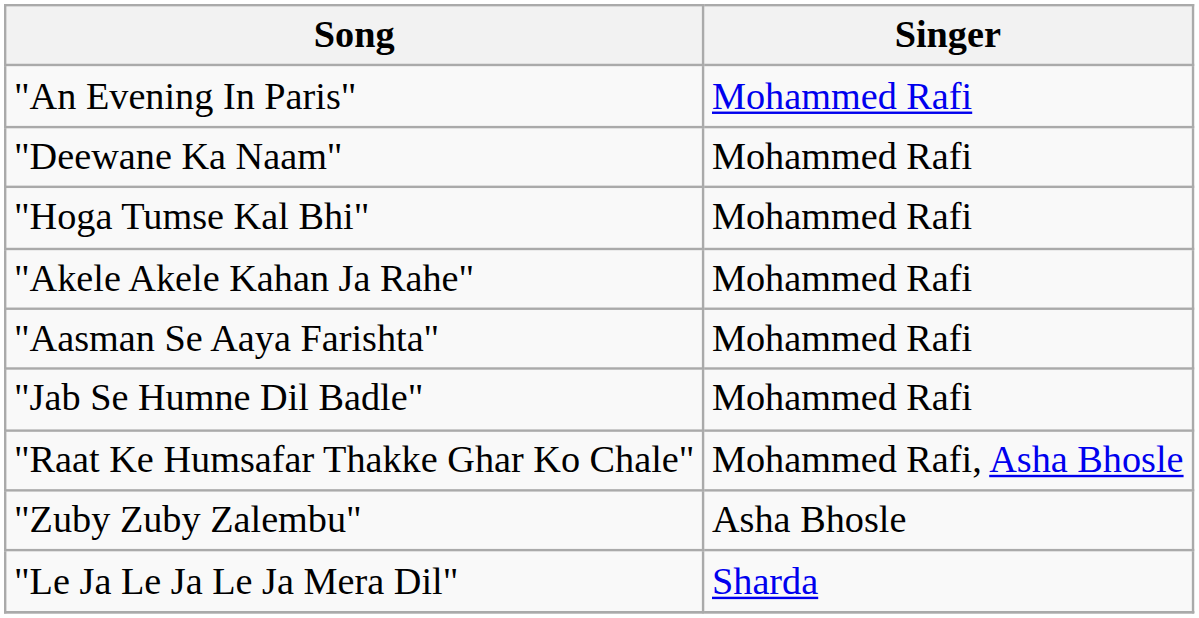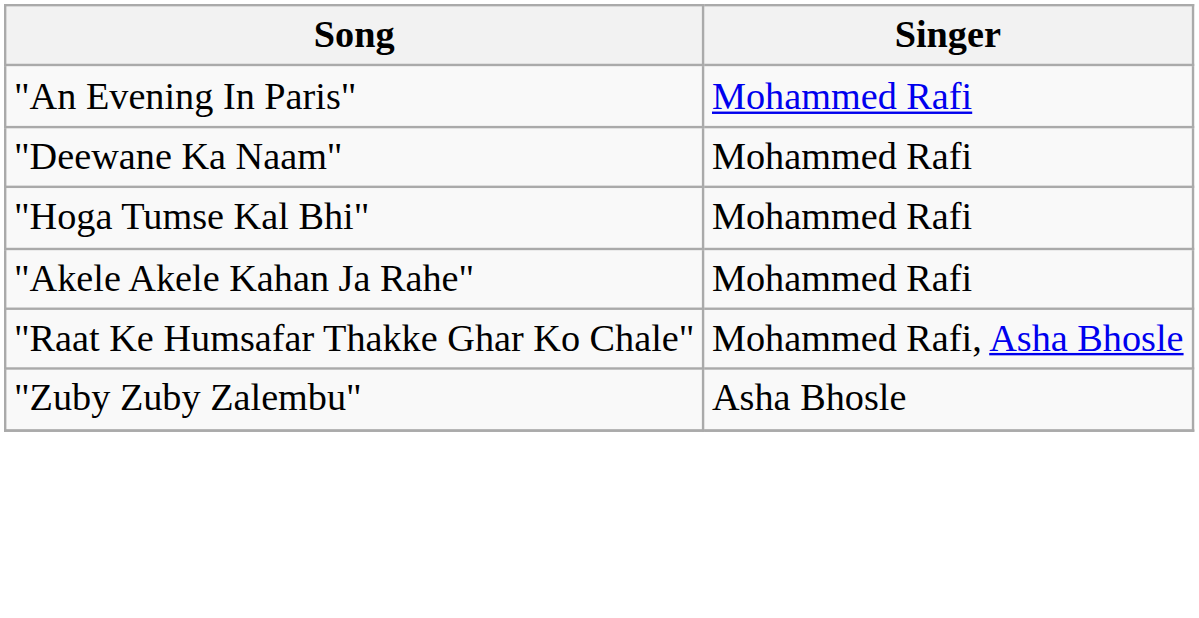- row: (227, 338)
- row: (219, 398)
- row: (236, 580)
